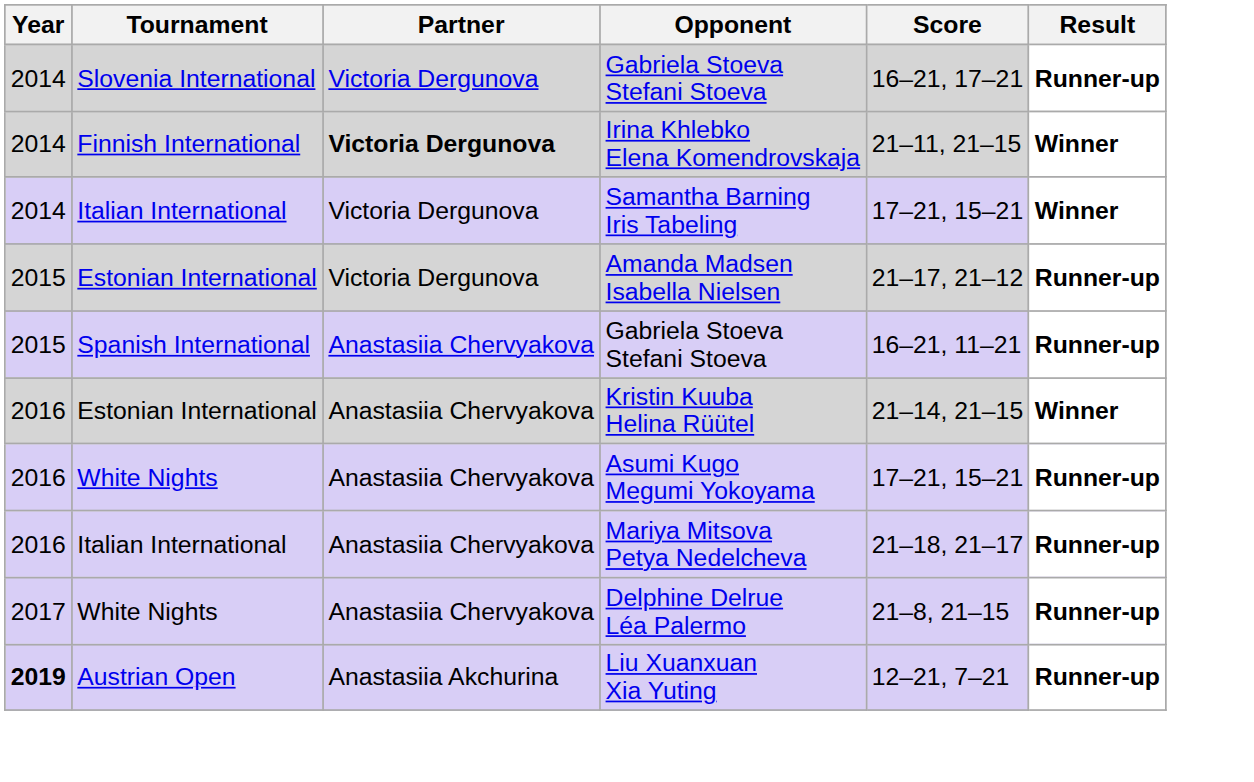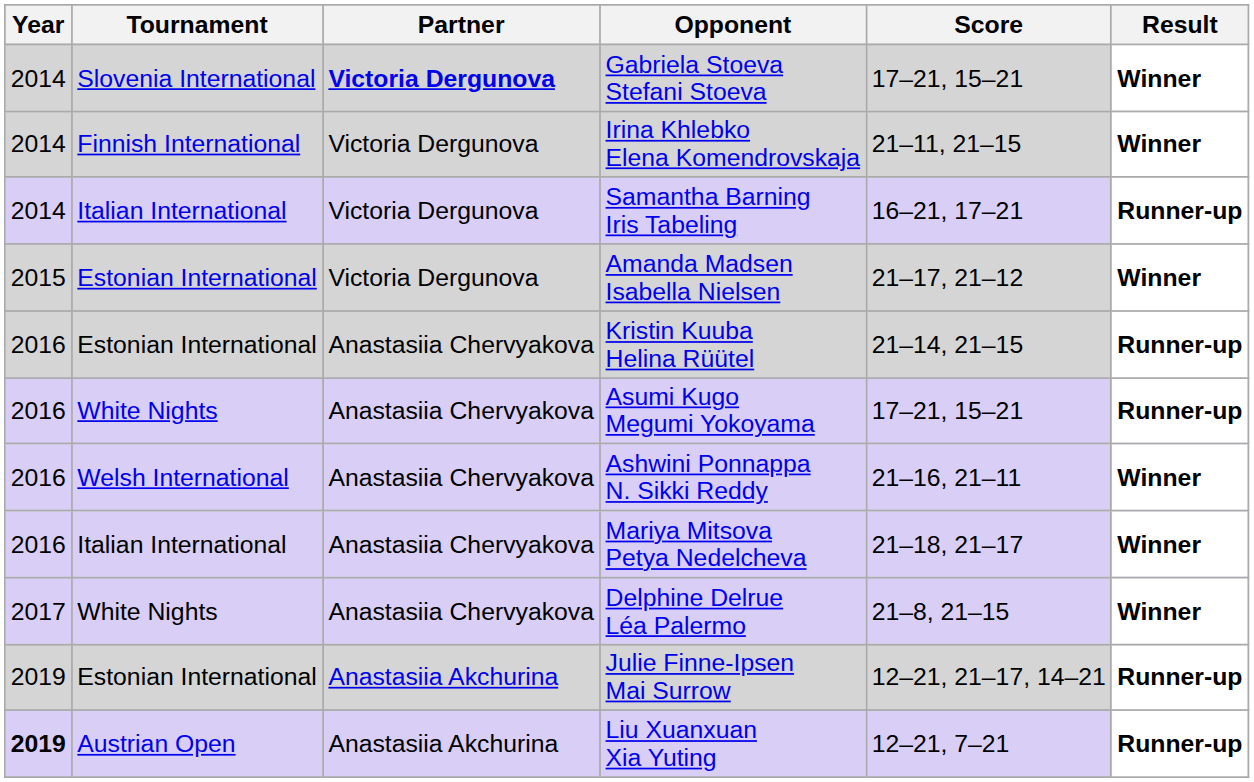(433, 78) normal -> (442, 78) bold
(947, 78) 16–21, 17–21 -> (947, 78) 17–21, 15–21
(1097, 78) Runner-up -> (1159, 78) Winner
(442, 144) bold -> (433, 144) normal
(947, 211) 17–21, 15–21 -> (947, 211) 16–21, 17–21
(1077, 211) Winner -> (1180, 211) Runner-up
(1097, 278) Runner-up -> (1159, 278) Winner
- row: (194, 344)
(1077, 411) Winner -> (1180, 344) Runner-up
+ row: (183, 478)
(1097, 544) Runner-up -> (1159, 544) Winner
(1097, 611) Runner-up -> (1159, 611) Winner
+ row: (197, 678)
